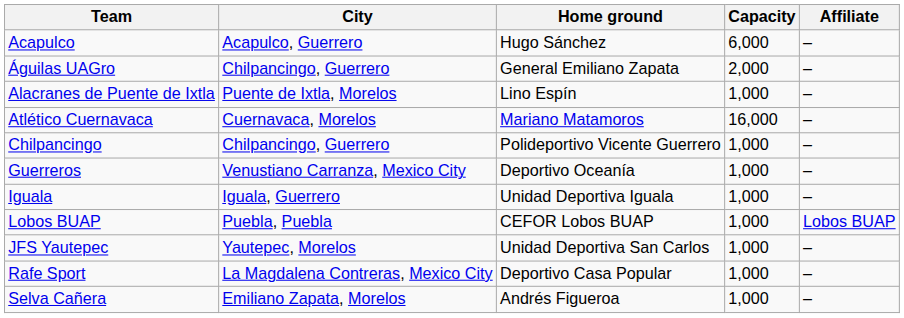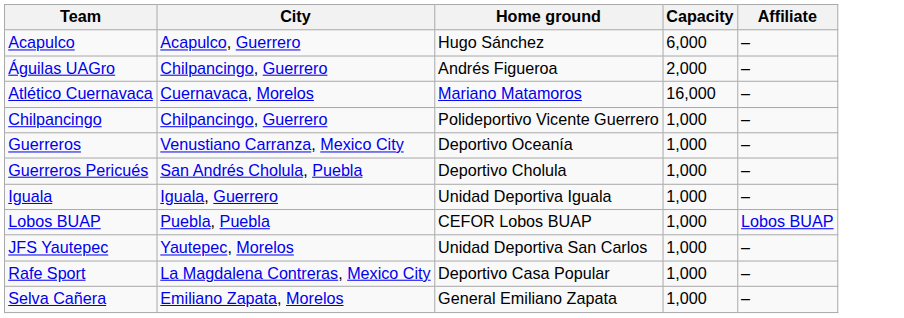(589, 68) General Emiliano Zapata -> (498, 68) Andrés Figueroa
- row: (112, 94)
+ row: (78, 171)
(560, 299) Andrés Figueroa -> (527, 299) General Emiliano Zapata
